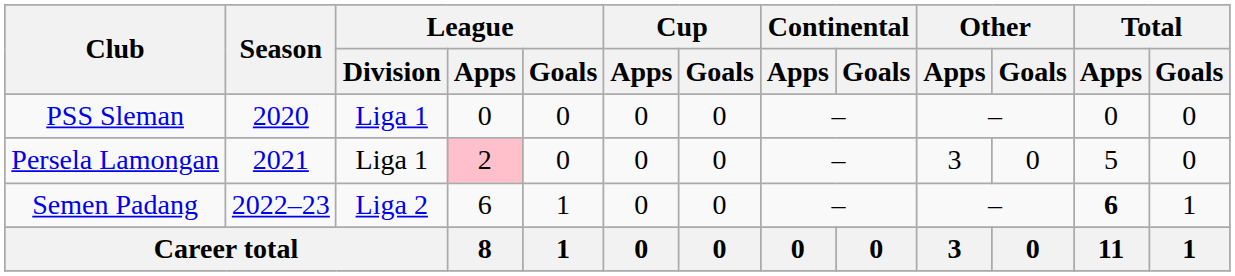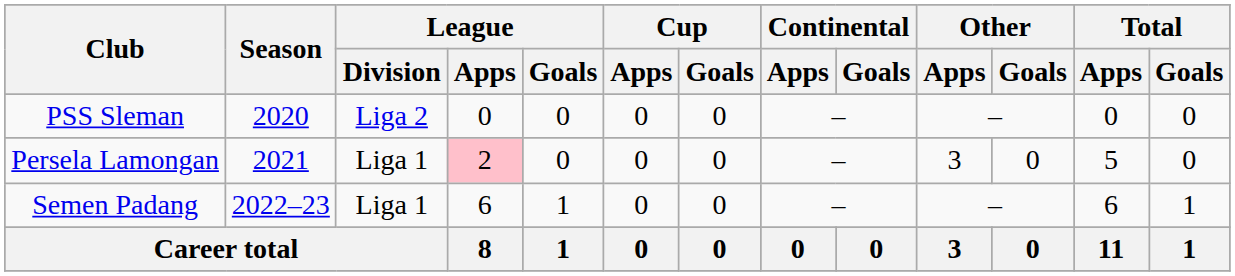(392, 115) Liga 1 -> (392, 115) Liga 2
(392, 204) Liga 2 -> (392, 204) Liga 1
(1111, 204) bold -> (1111, 204) normal
